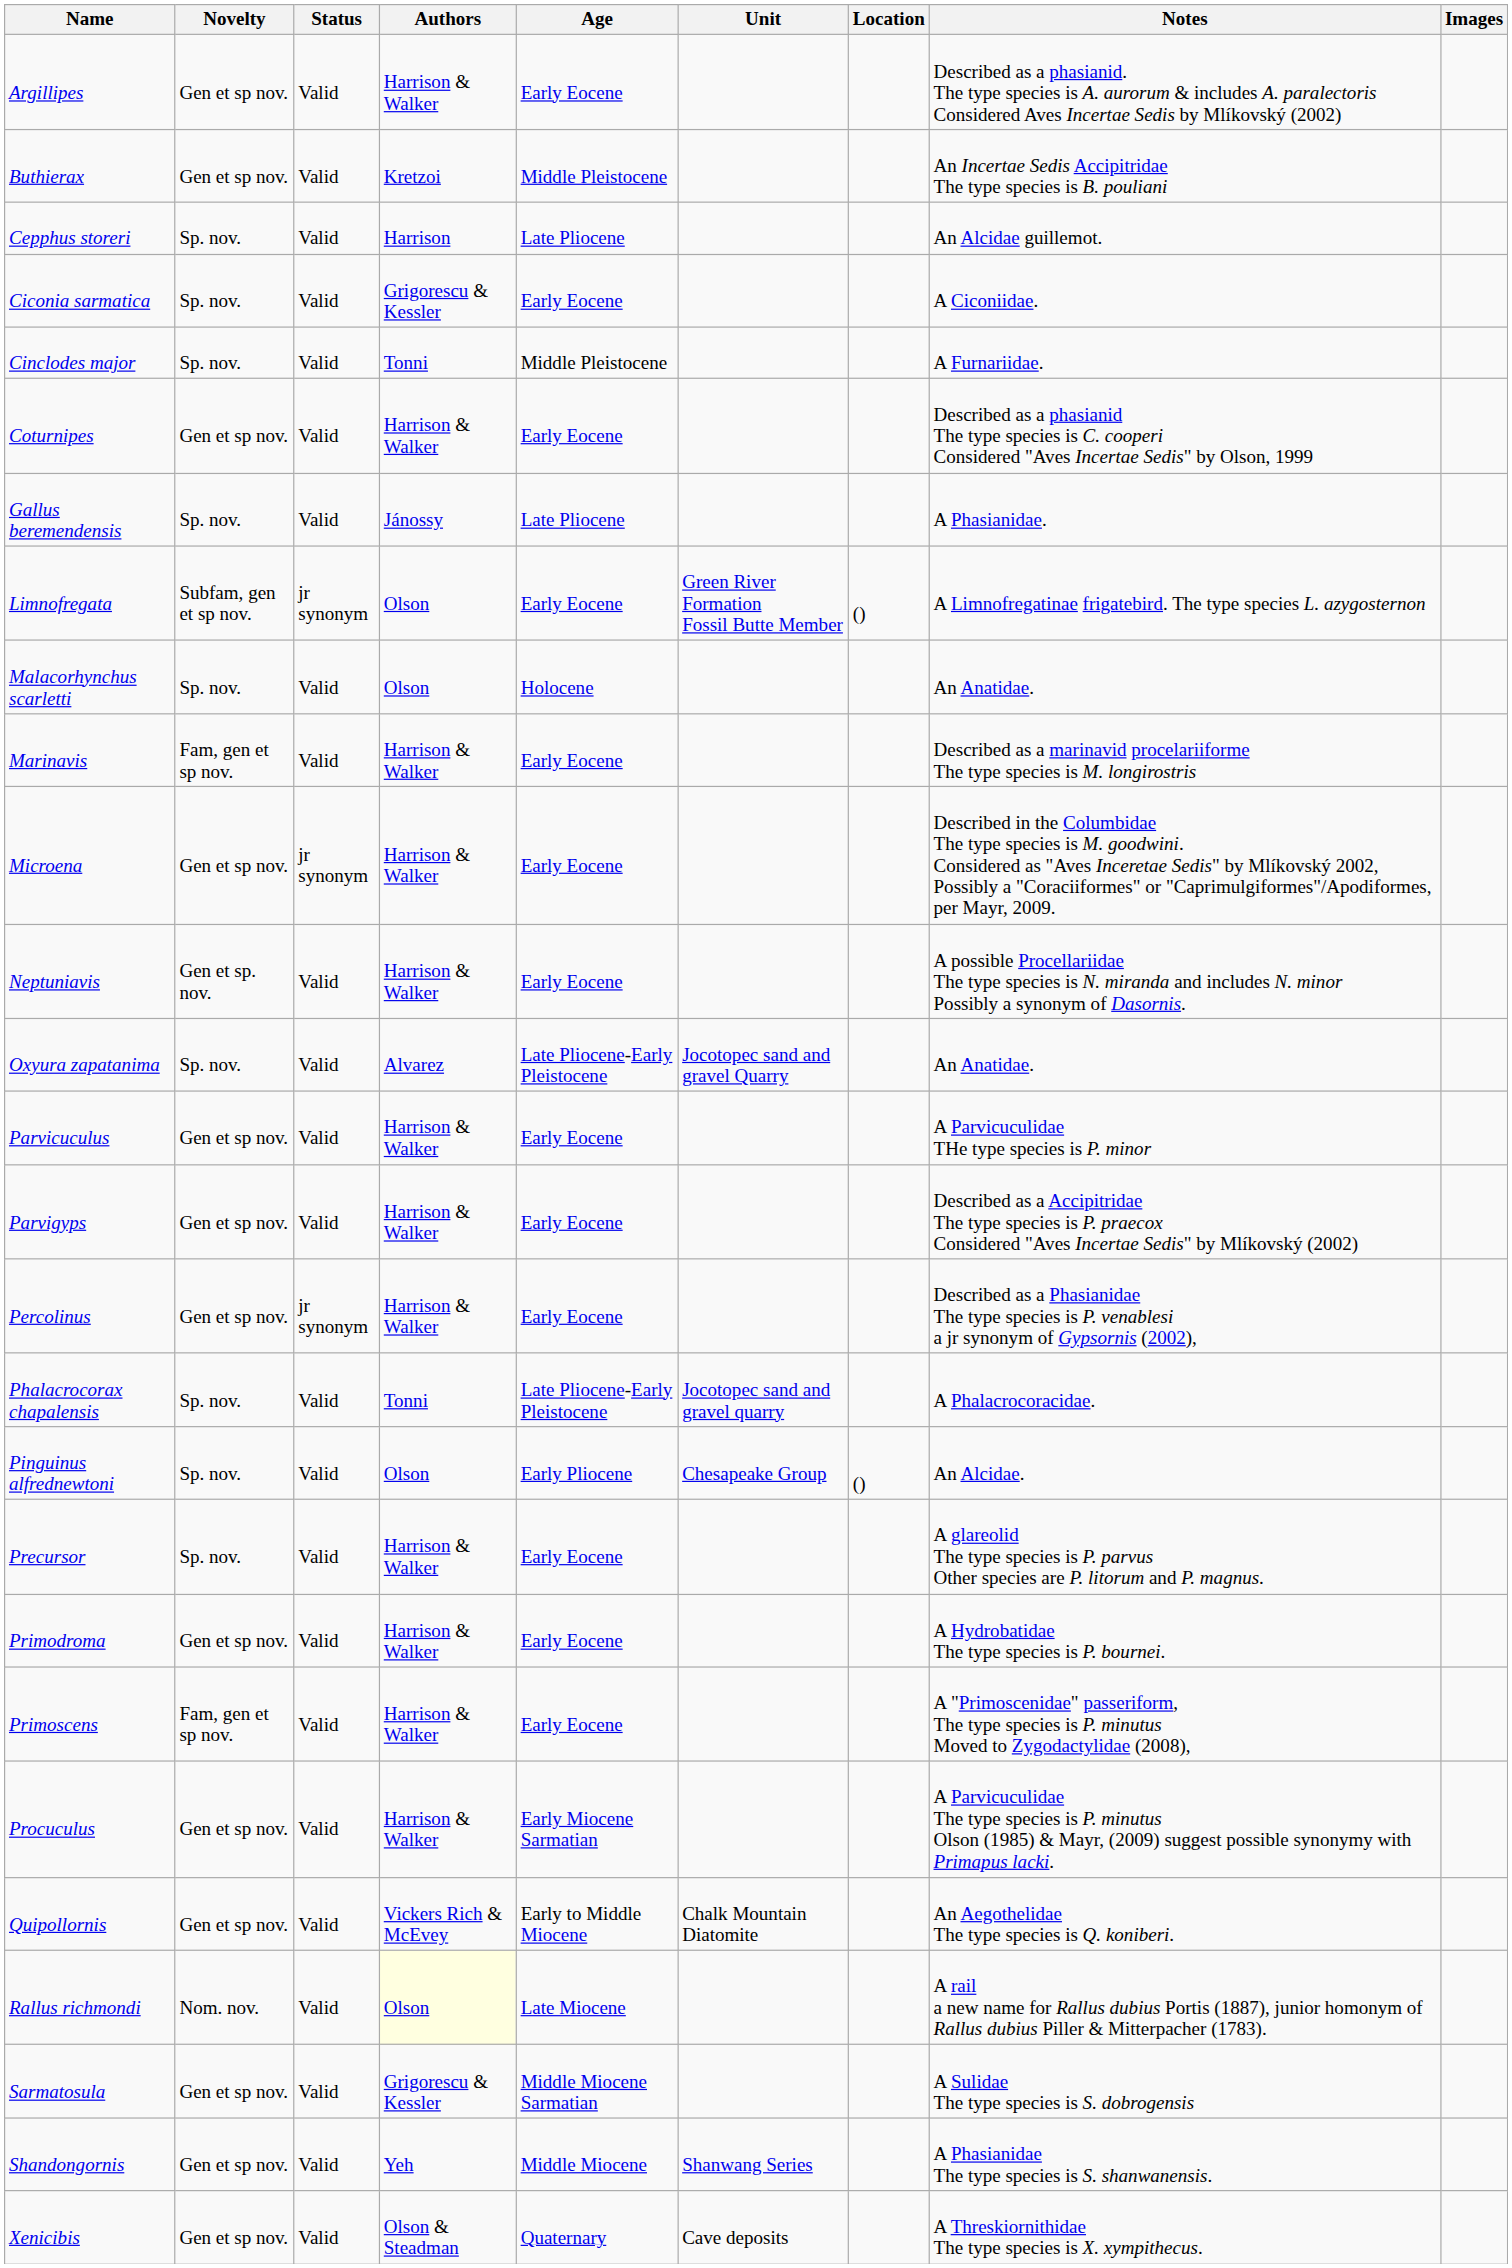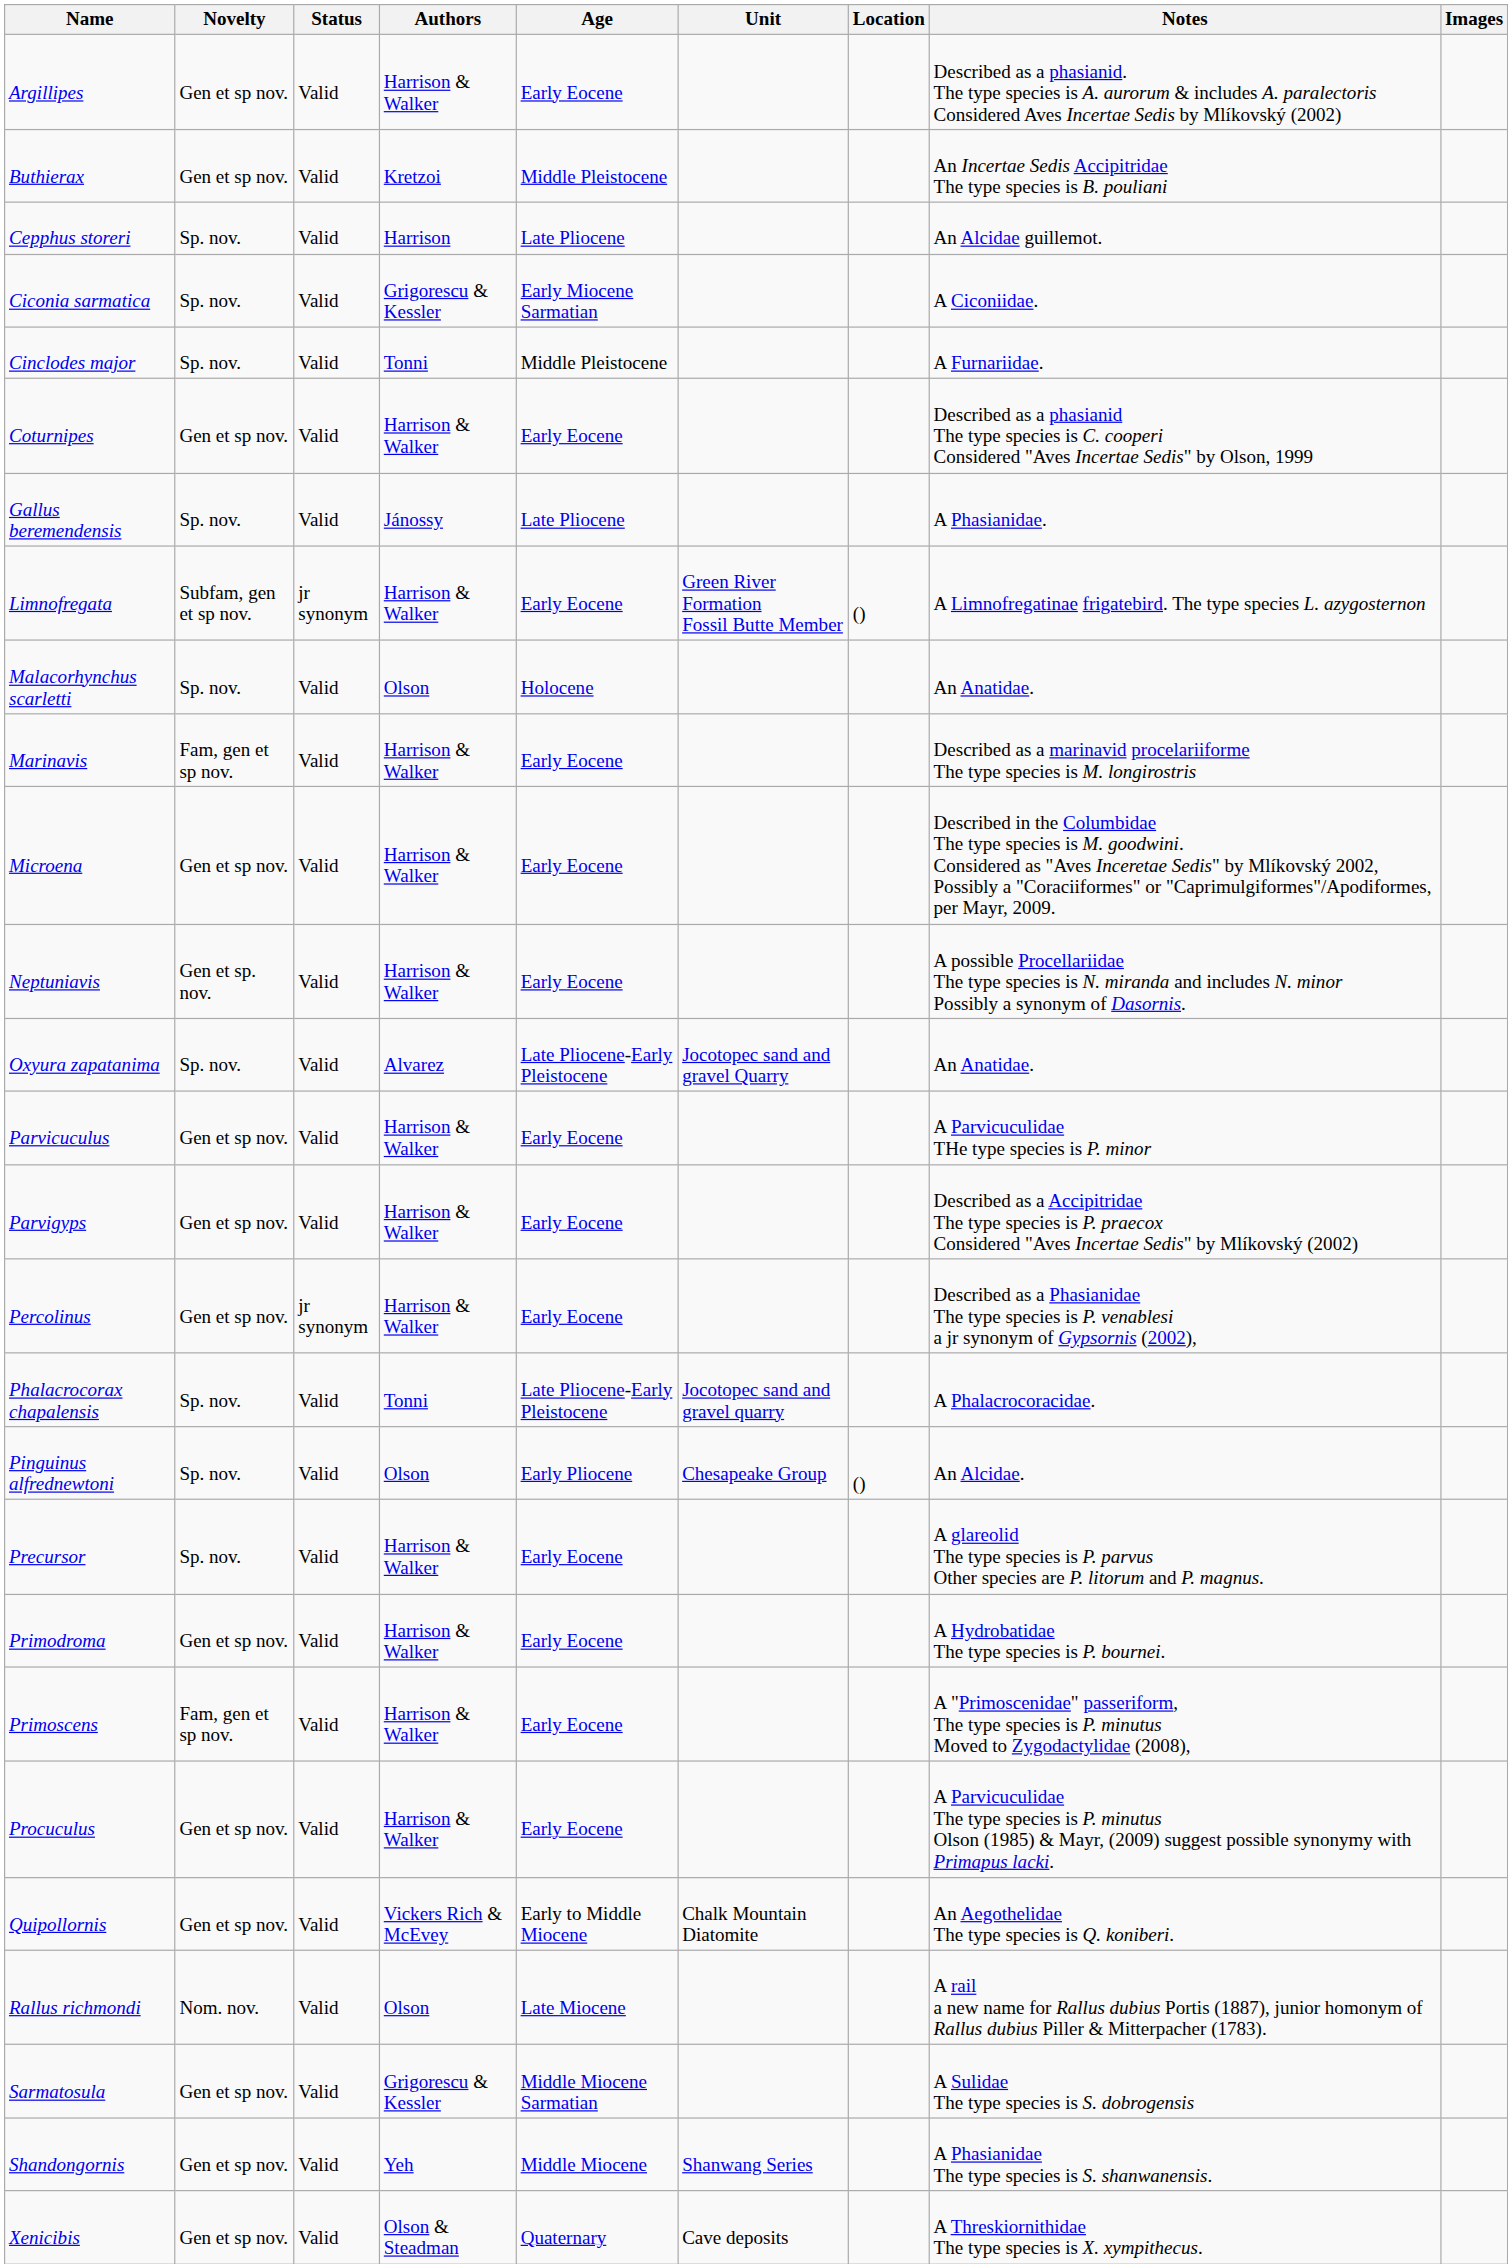(572, 301) Early Eocene -> (577, 301) Early Miocene Sarmatian
(407, 603) Olson -> (427, 603) Harrison & Walker
(333, 865) jr synonym -> (318, 865) Valid
(577, 1829) Early Miocene Sarmatian -> (572, 1829) Early Eocene
(407, 2008) lightyellow background -> (407, 2008) no background
